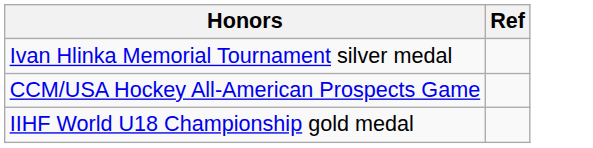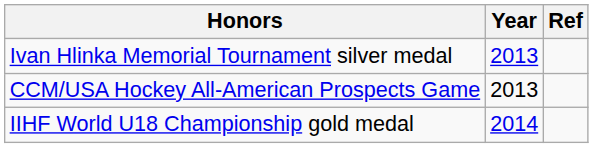+ column: (514, 21)
